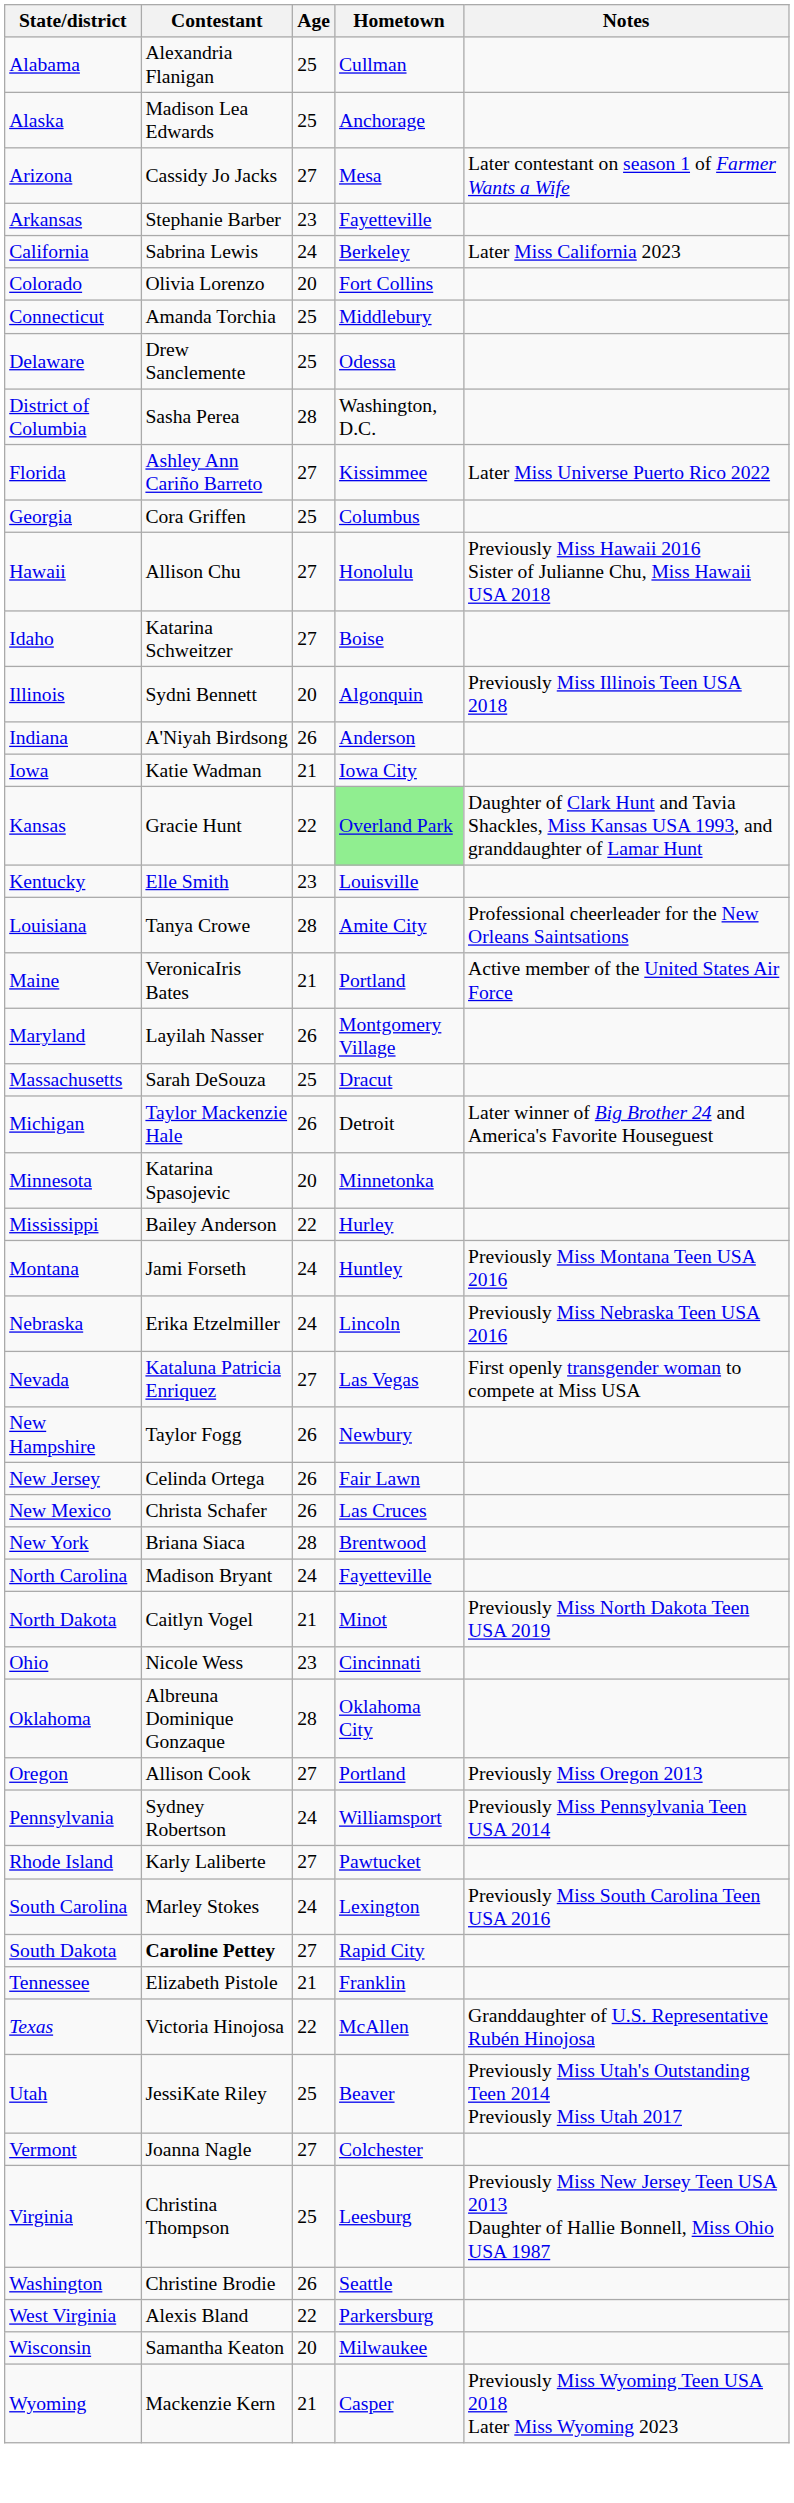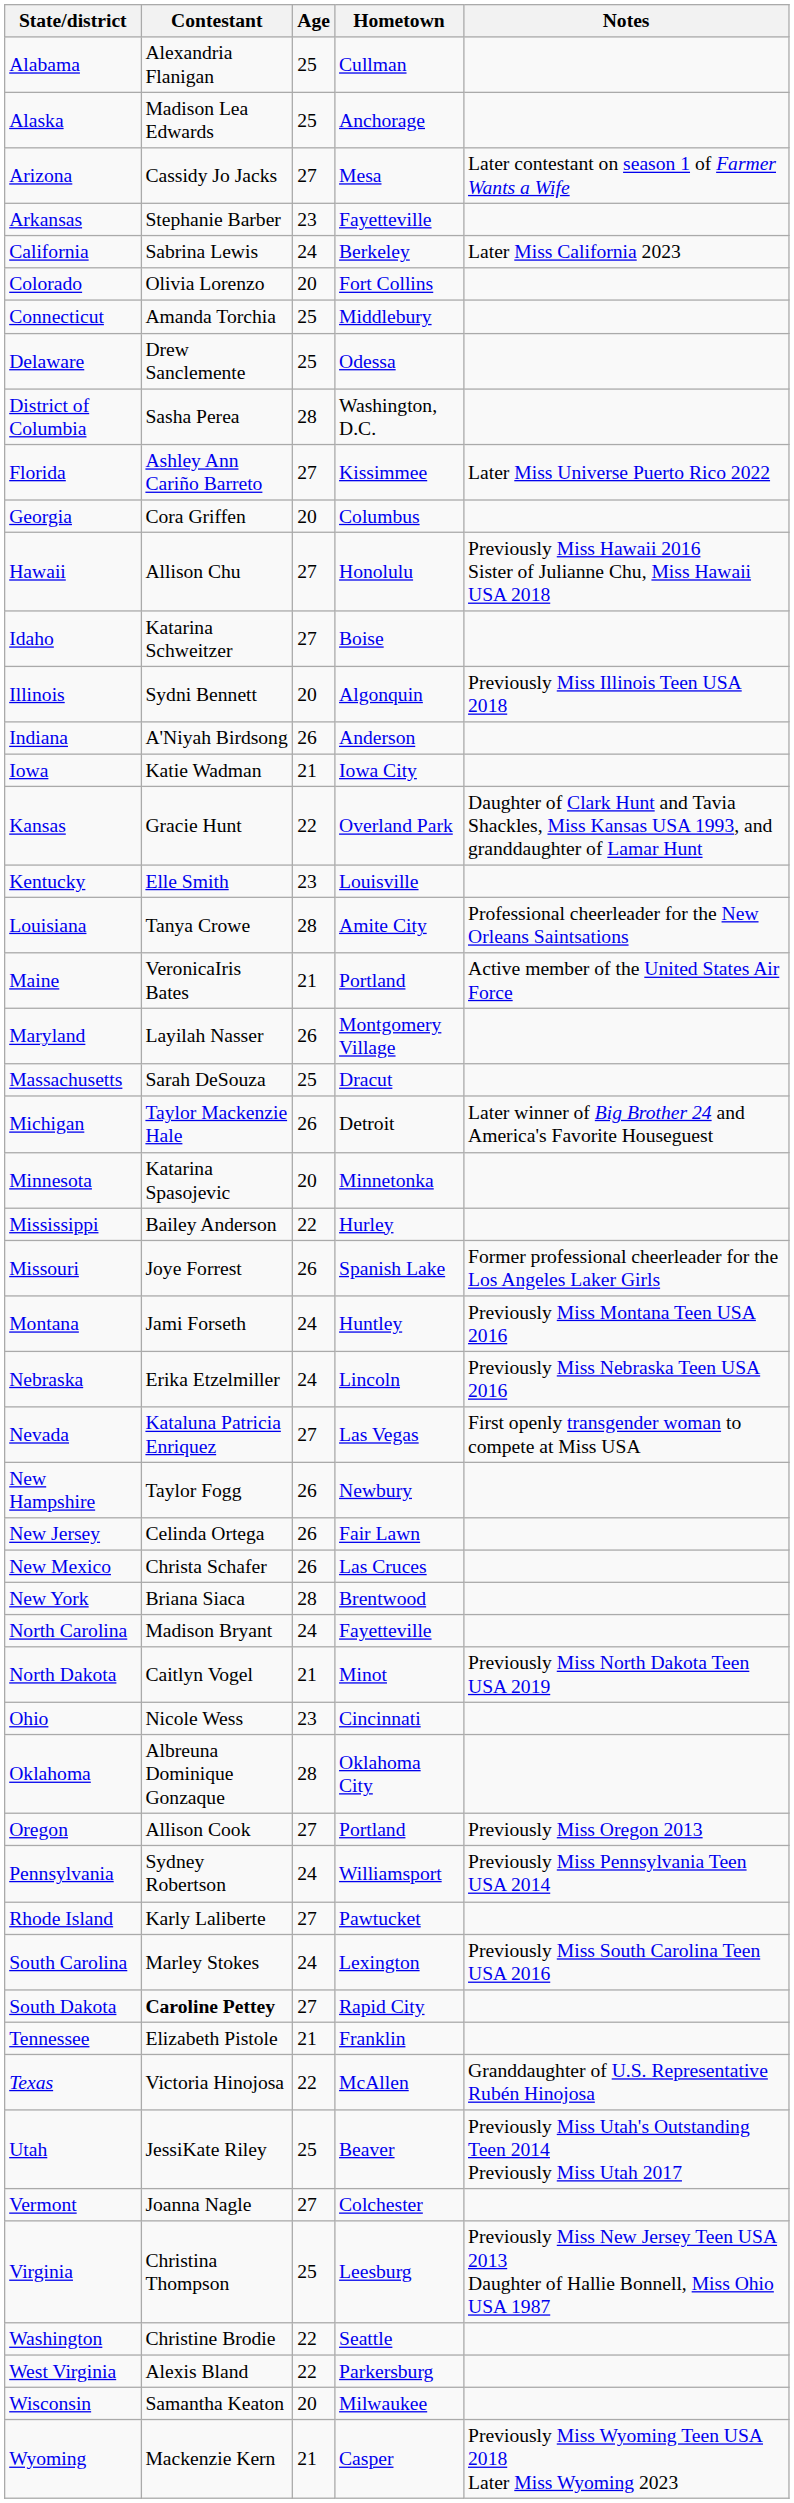(307, 515) 25 -> (307, 515) 20
(396, 825) lightgreen background -> (396, 825) no background
+ row: (44, 1267)
(307, 2283) 26 -> (307, 2338) 22
